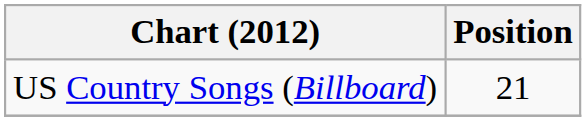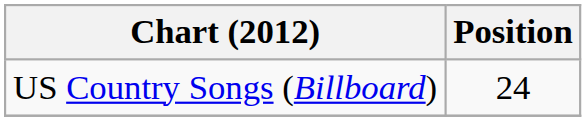(513, 87) 21 -> (513, 87) 24
